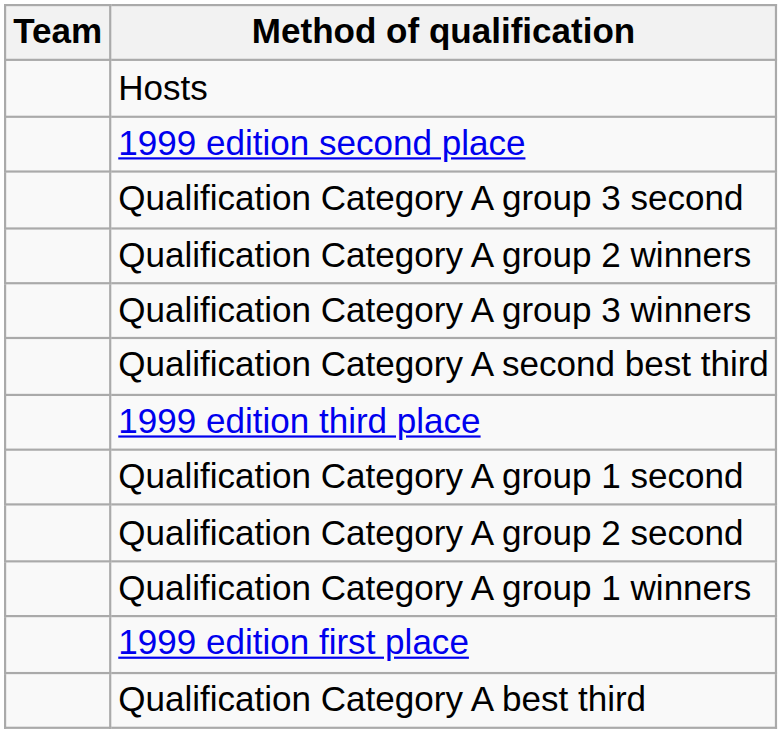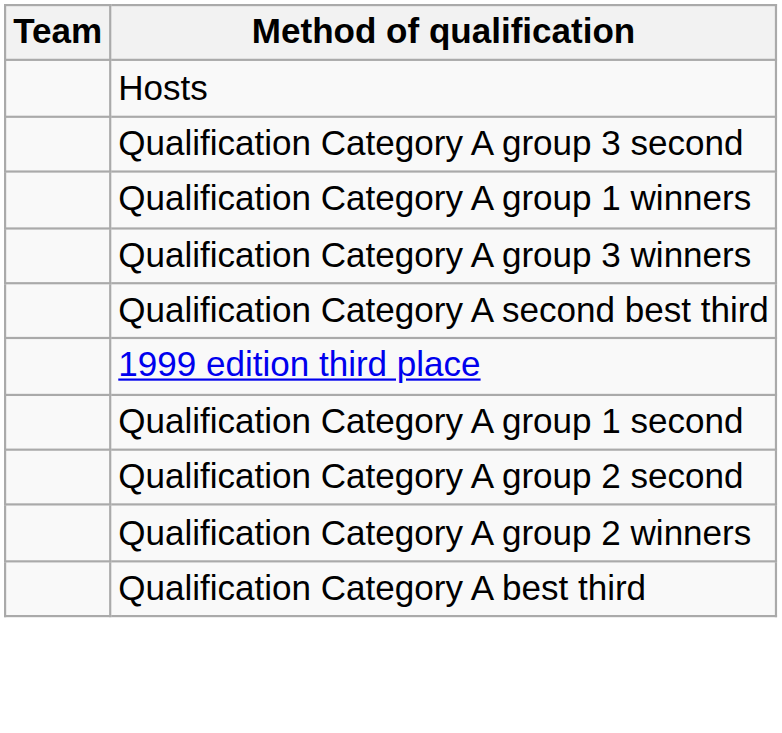- row: (322, 143)
rows swapped: (435, 587) <-> (435, 254)
- row: (294, 643)
